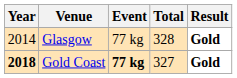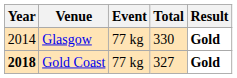(164, 39) 328 -> (164, 39) 330
(128, 62) bold -> (128, 62) normal
